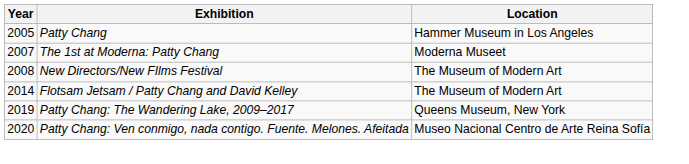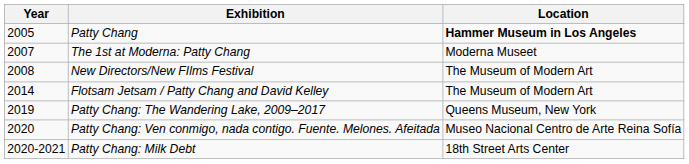(504, 33) normal -> (541, 33) bold
+ row: (133, 149)
